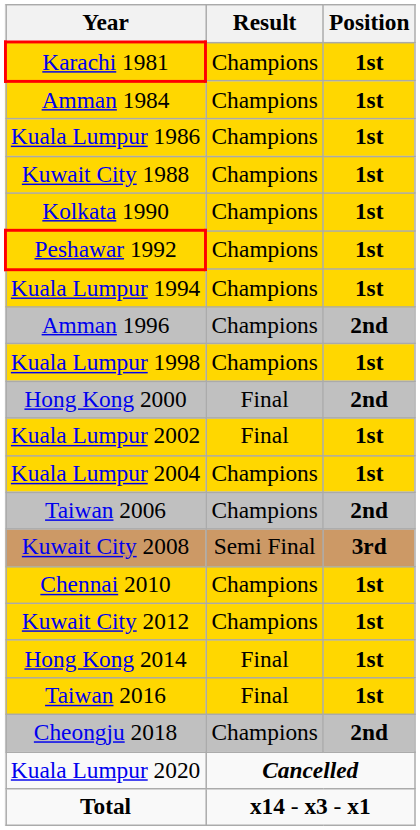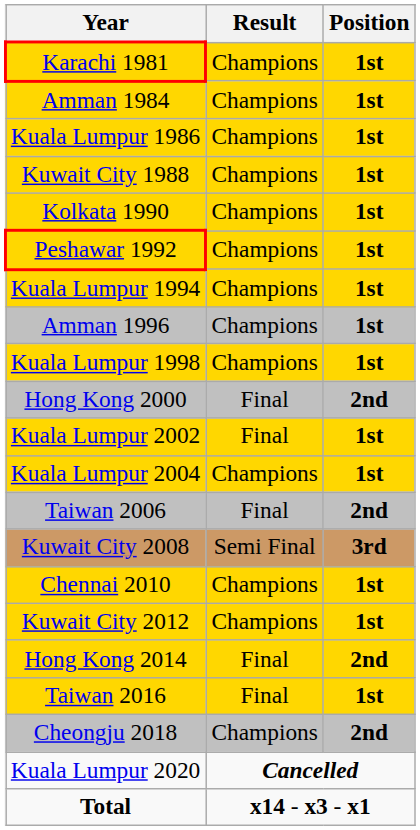(369, 325) 2nd -> (369, 325) 1st
(265, 510) Champions -> (265, 510) Final
(369, 658) 1st -> (369, 658) 2nd
